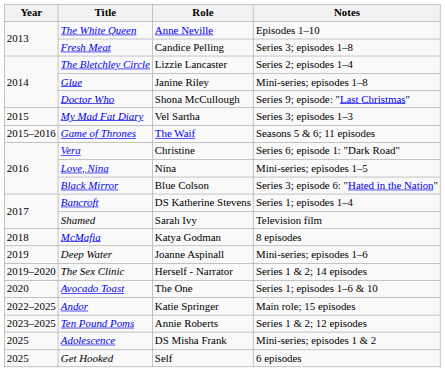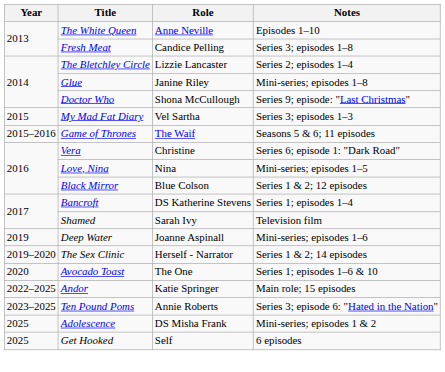(347, 185) Series 3; episode 6: "Hated in the Nation" -> (311, 185) Series 1 & 2; 12 episodes
- row: (81, 237)
(311, 323) Series 1 & 2; 12 episodes -> (347, 306) Series 3; episode 6: "Hated in the Nation"
